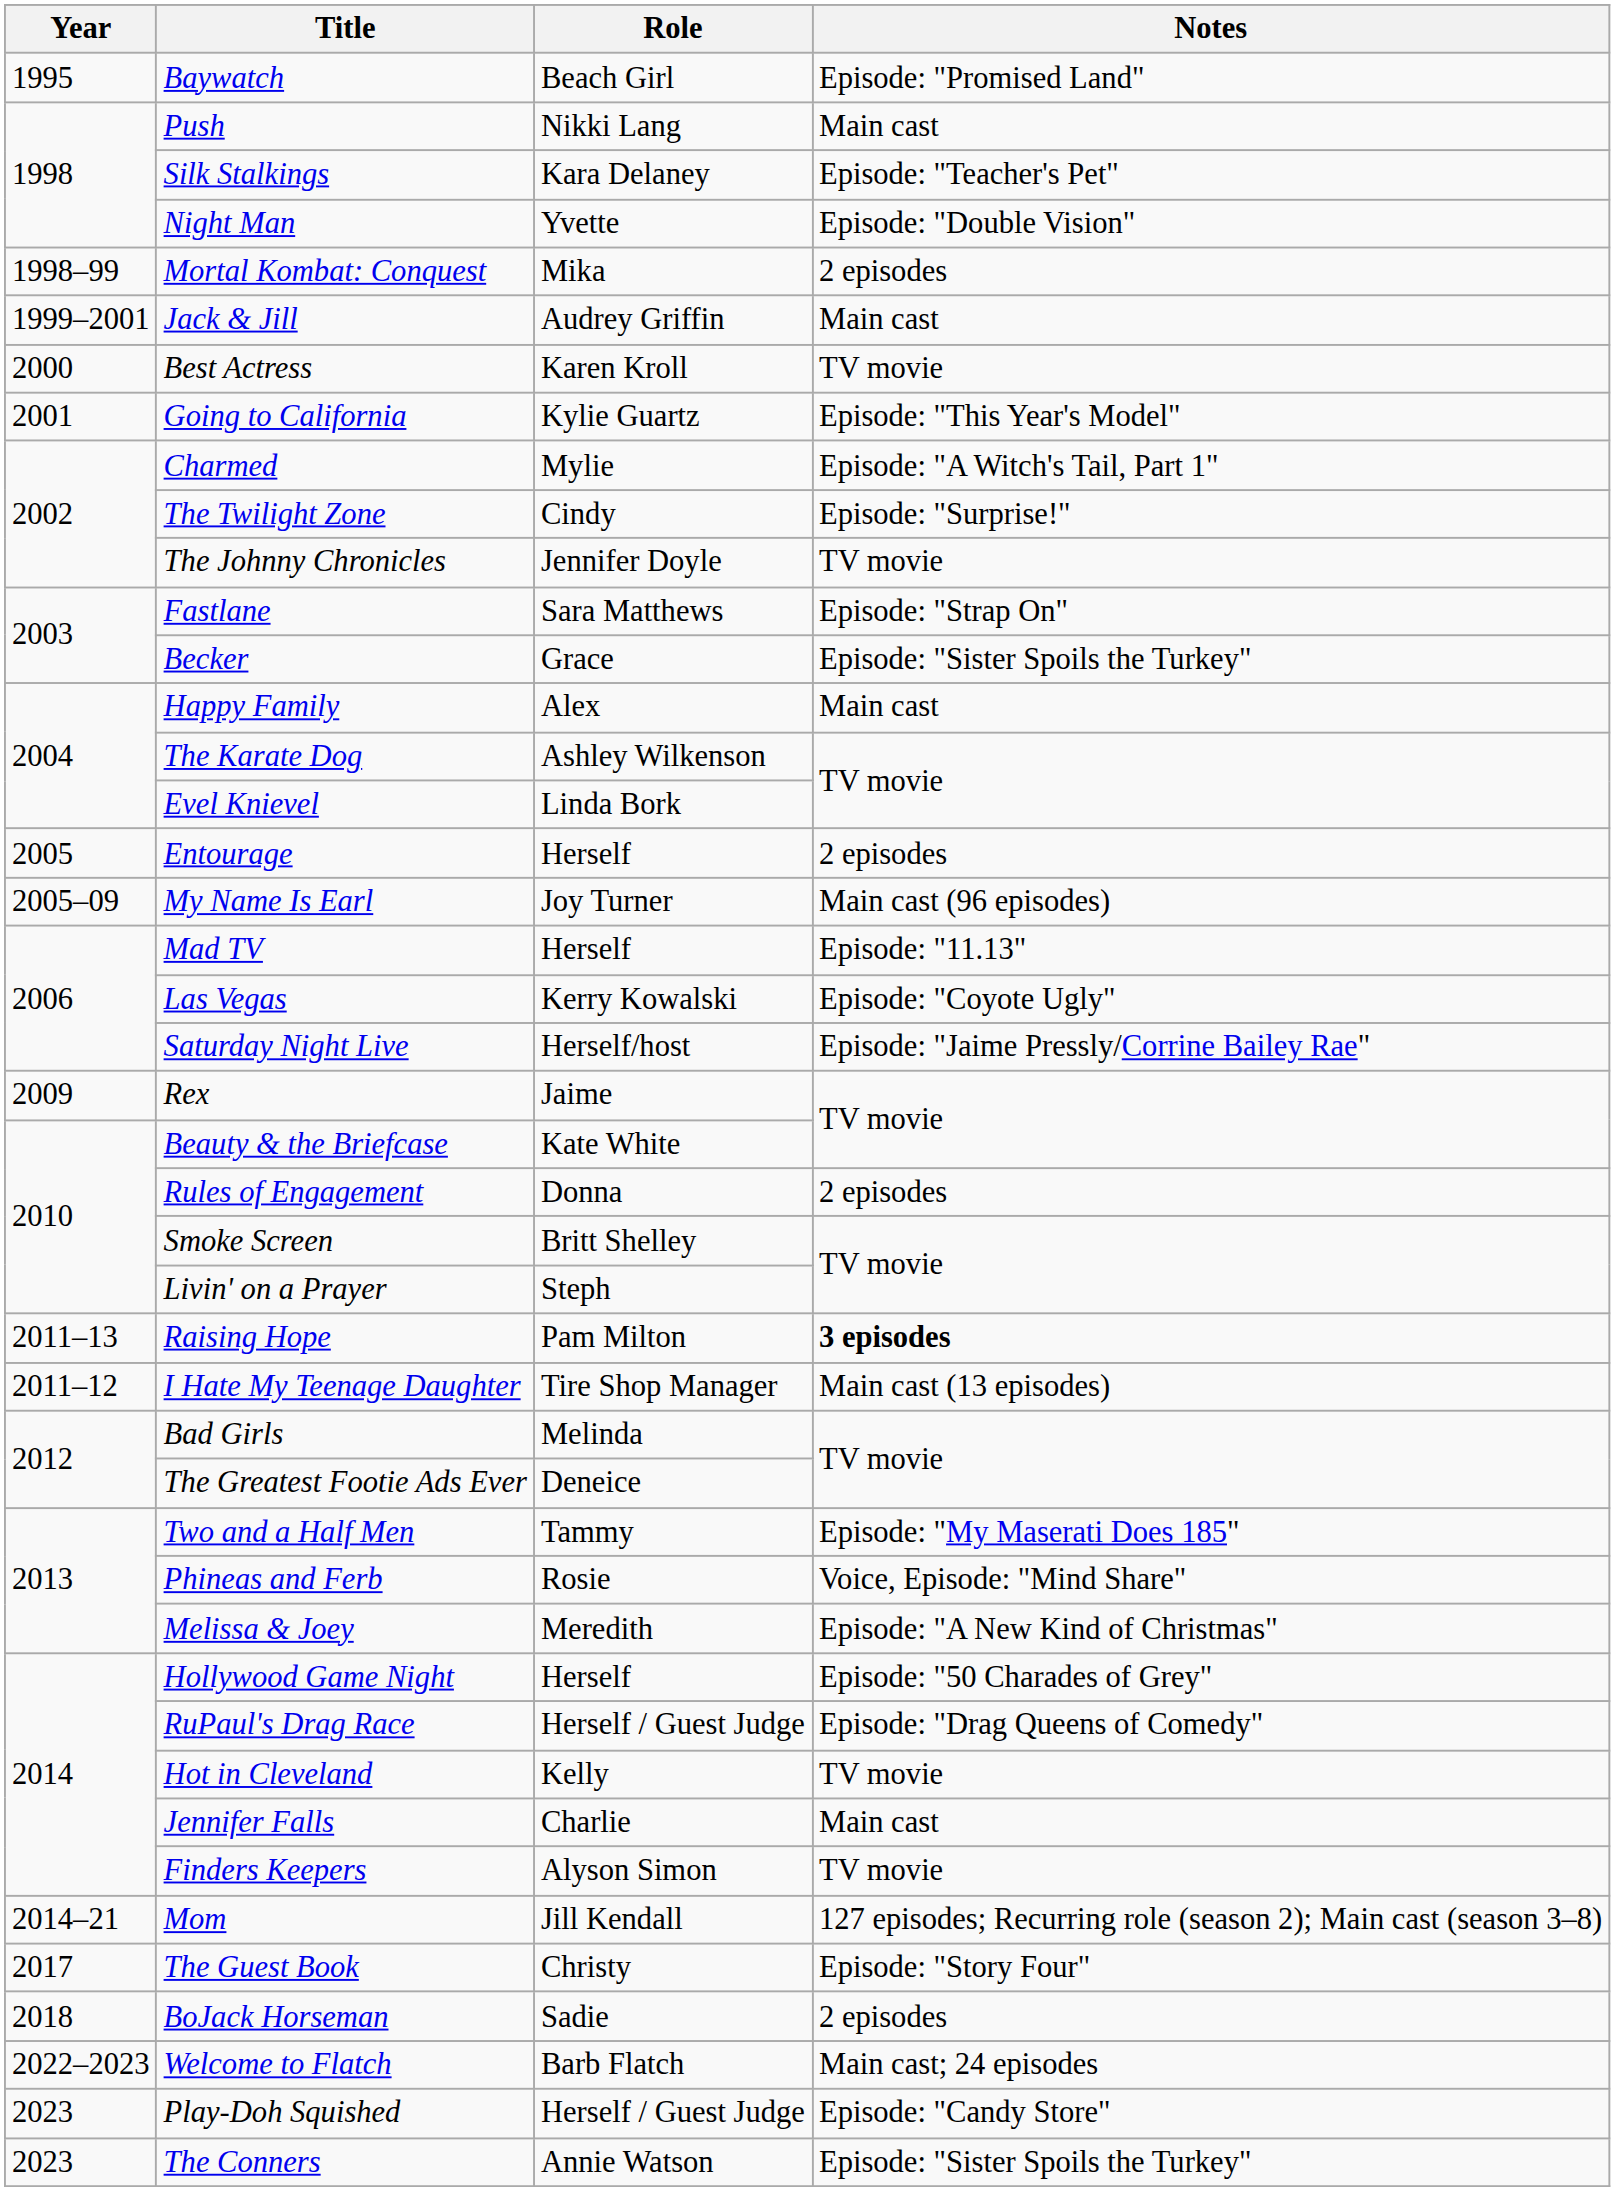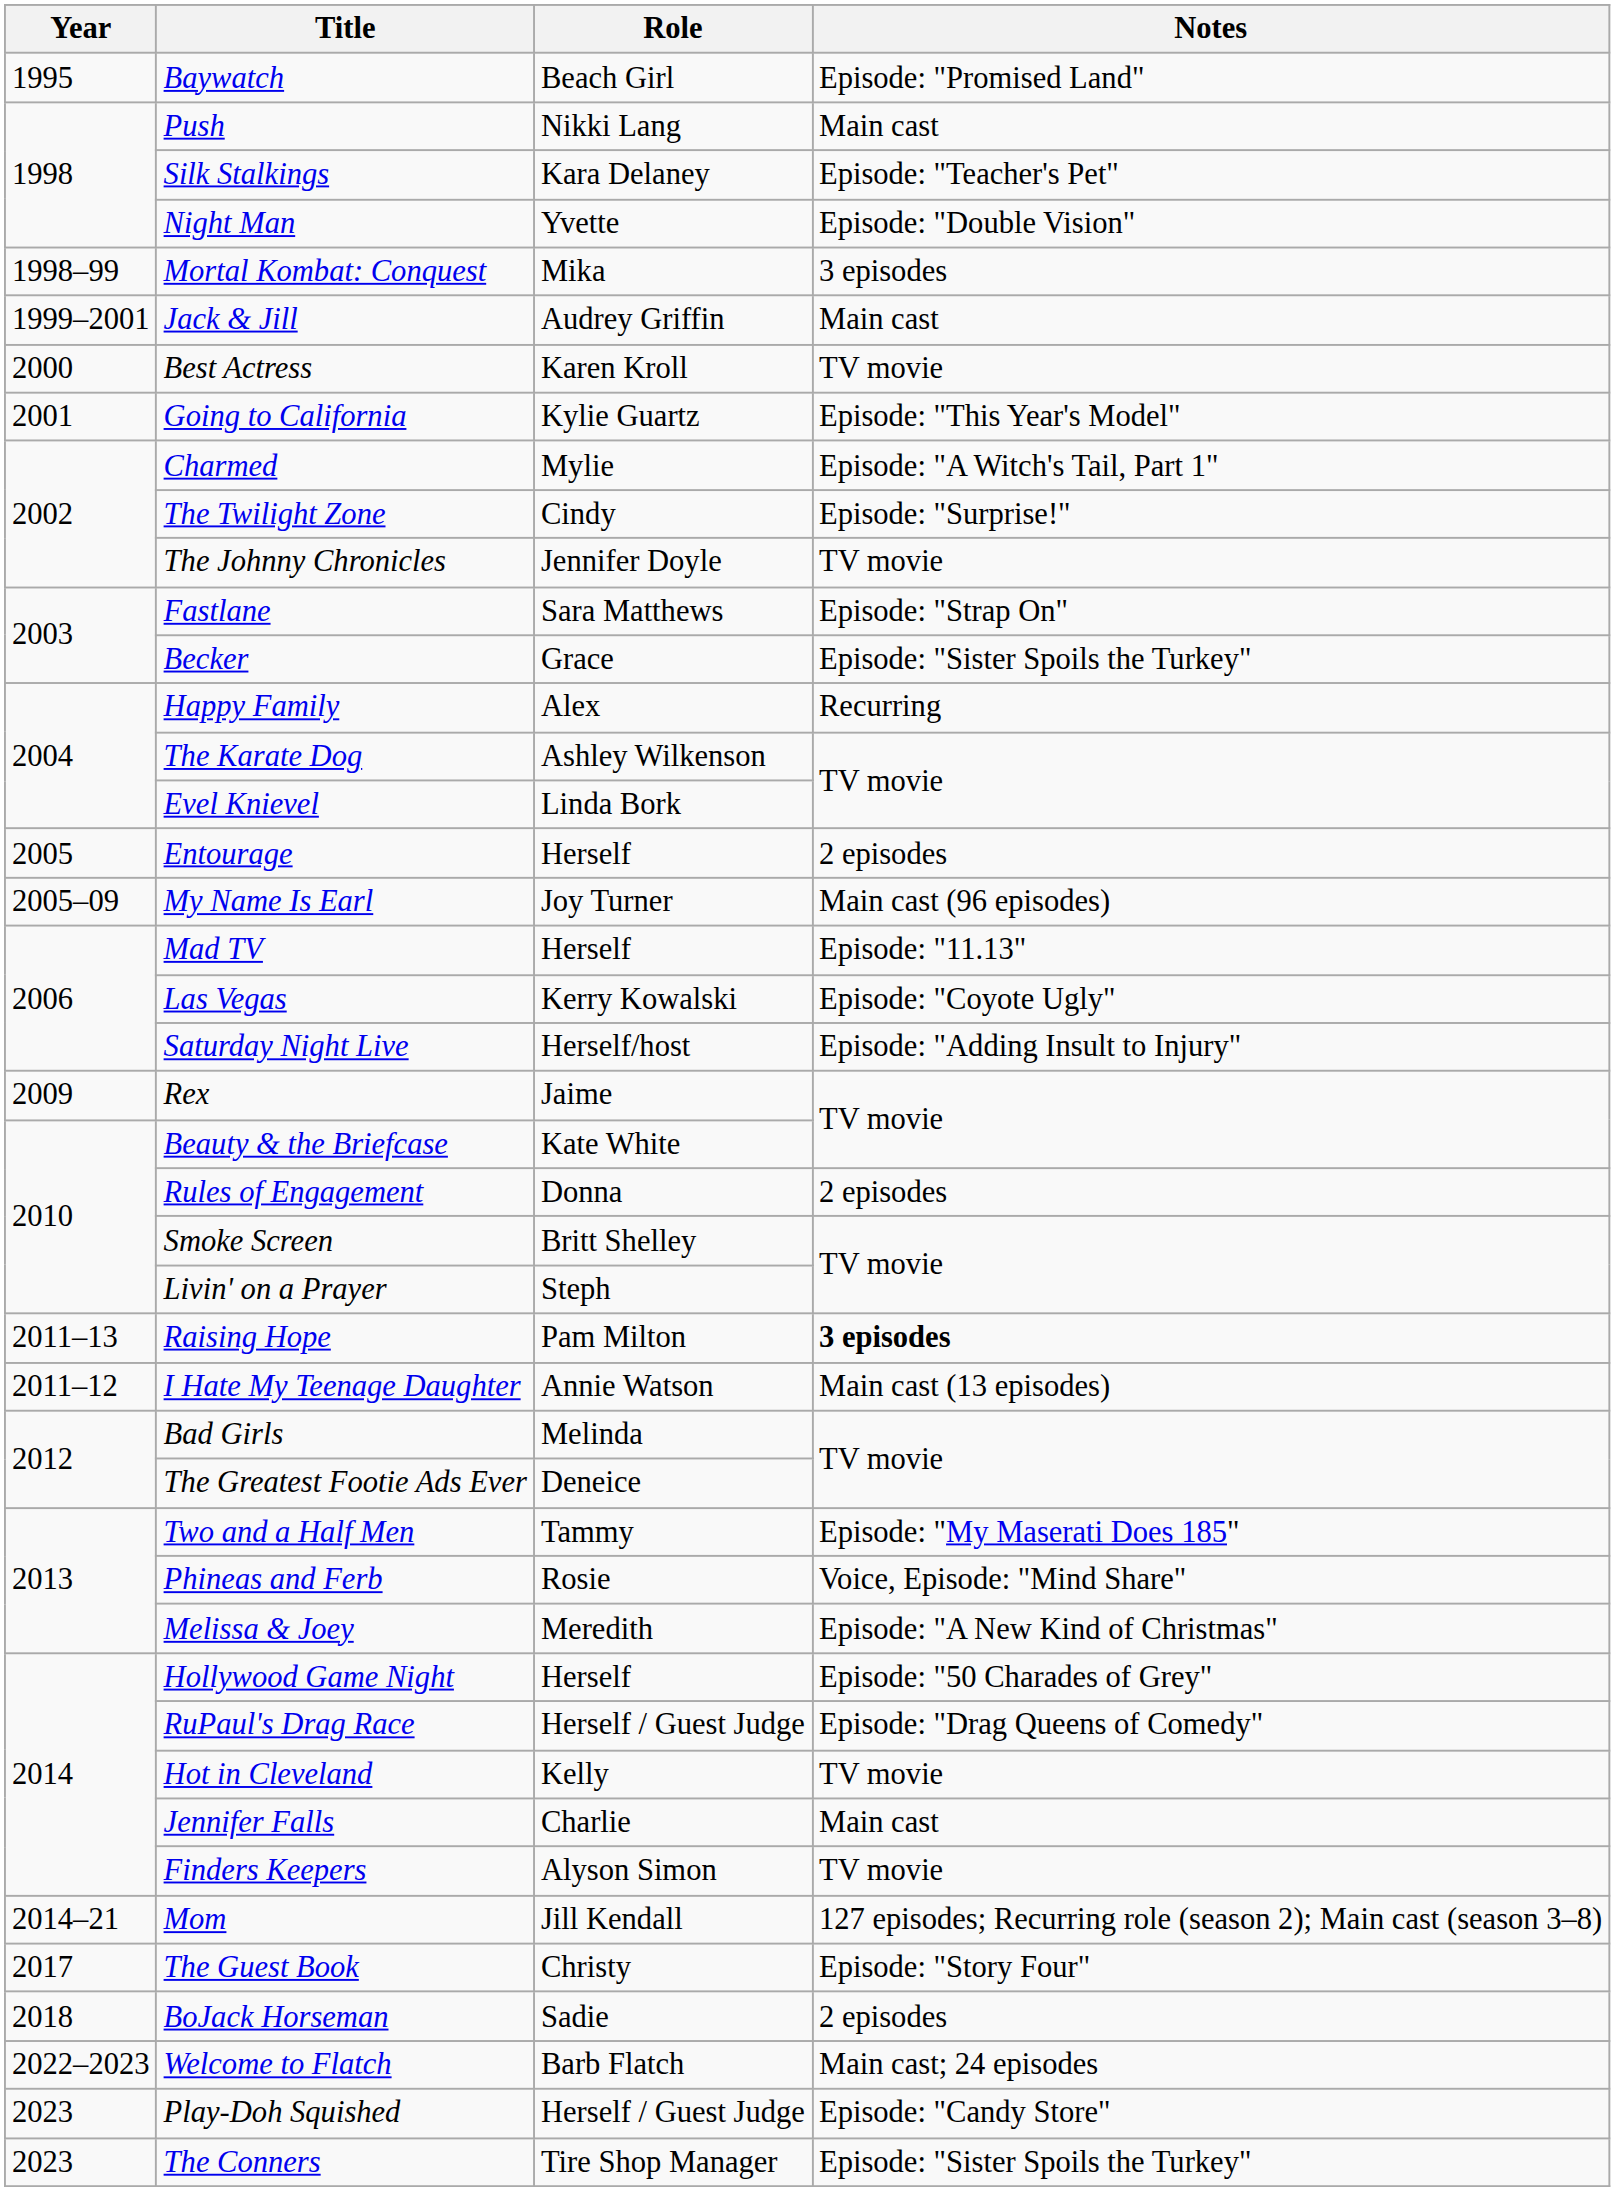(883, 271) 2 episodes -> (883, 271) 3 episodes
(879, 707) Main cast -> (880, 707) Recurring
(1095, 1046) Episode: "Jaime Pressly/Corrine Bailey Rae" -> (1030, 1046) Episode: "Adding Insult to Injury"
(659, 1385) Tire Shop Manager -> (627, 1385) Annie Watson
(627, 2161) Annie Watson -> (659, 2161) Tire Shop Manager
